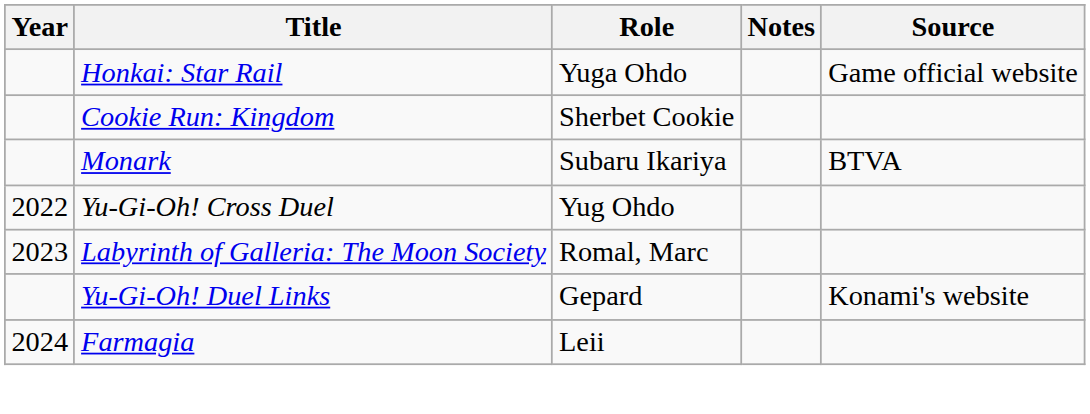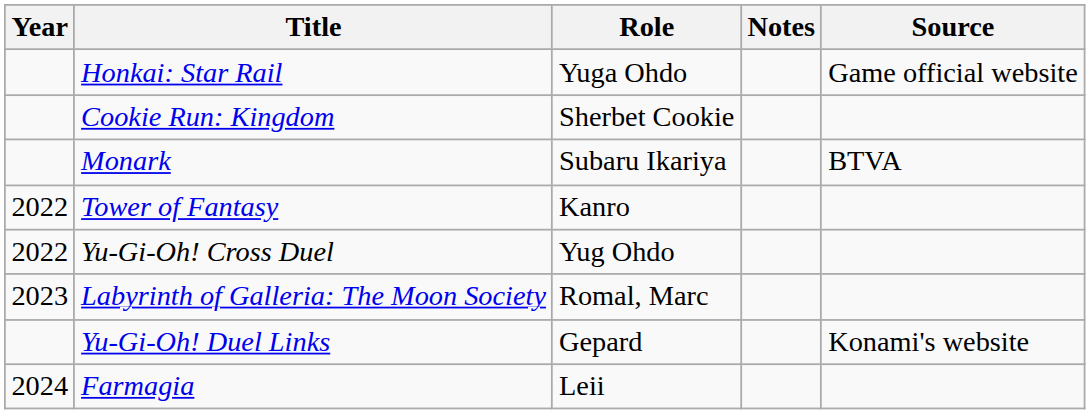+ row: (180, 206)
